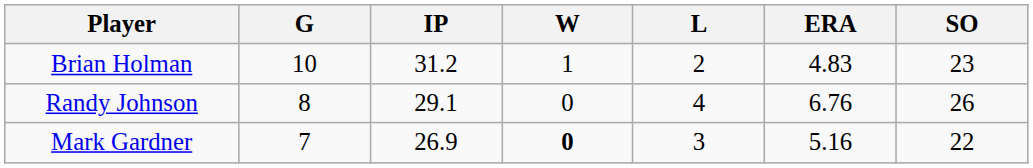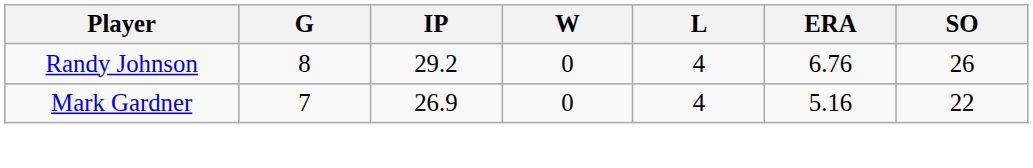- row: (122, 63)
(436, 102) 29.1 -> (436, 63) 29.2
(567, 142) bold -> (567, 102) normal
(699, 142) 3 -> (699, 102) 4
